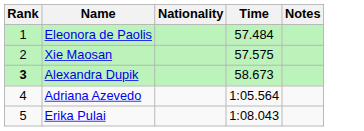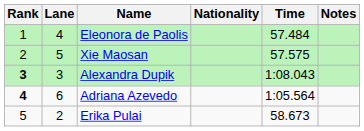+ column: (59, 14)
(254, 75) 58.673 -> (290, 75) 1:08.043
(23, 95) normal -> (23, 95) bold
(254, 116) 1:08.043 -> (290, 116) 58.673
